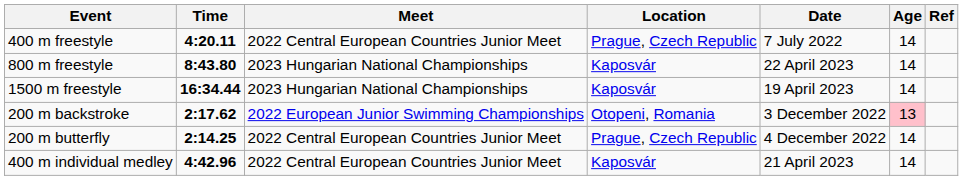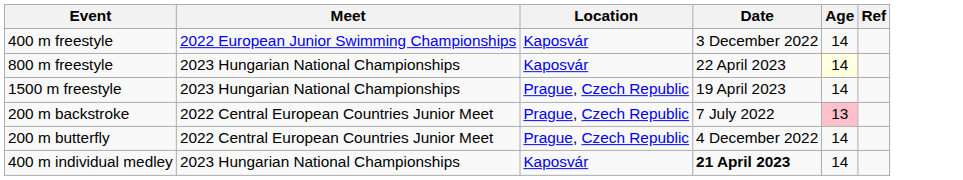- column: (210, 16)
(404, 41) 2022 Central European Countries Junior Meet -> (348, 41) 2022 European Junior Swimming Championships
(674, 41) Prague, Czech Republic -> (556, 41) Kaposvár
(803, 41) 7 July 2022 -> (757, 41) 3 December 2022
(908, 65) no background -> (840, 65) lightyellow background
(624, 89) Kaposvár -> (606, 89) Prague, Czech Republic
(416, 114) 2022 European Junior Swimming Championships -> (337, 114) 2022 Central European Countries Junior Meet
(653, 114) Otopeni, Romania -> (606, 114) Prague, Czech Republic
(825, 114) 3 December 2022 -> (735, 114) 7 July 2022
(404, 162) 2022 Central European Countries Junior Meet -> (320, 162) 2023 Hungarian National Championships
(809, 162) normal -> (743, 162) bold
